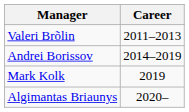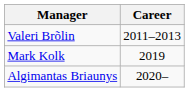- row: (50, 55)
